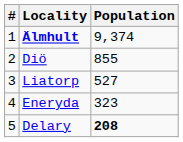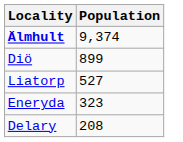- column: (12, 16)
(106, 60) 855 -> (91, 60) 899
(106, 126) bold -> (91, 126) normal
